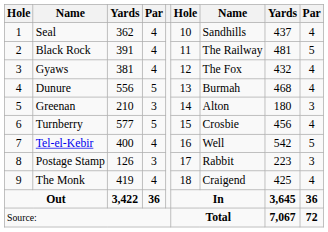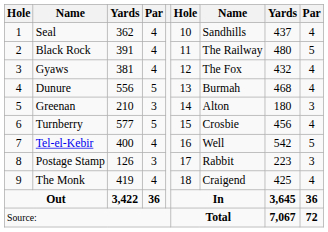(283, 50) 481 -> (283, 50) 480
